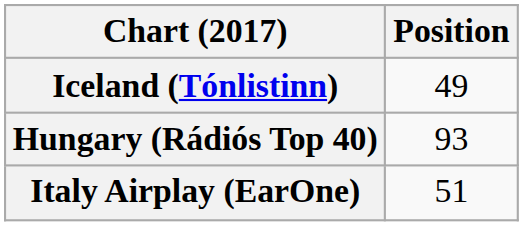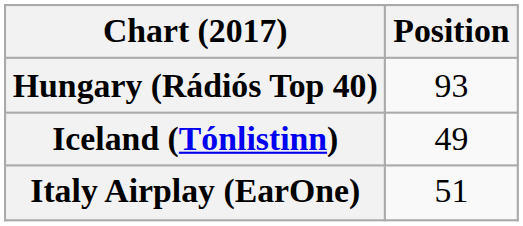rows swapped: (195, 138) <-> (195, 84)
